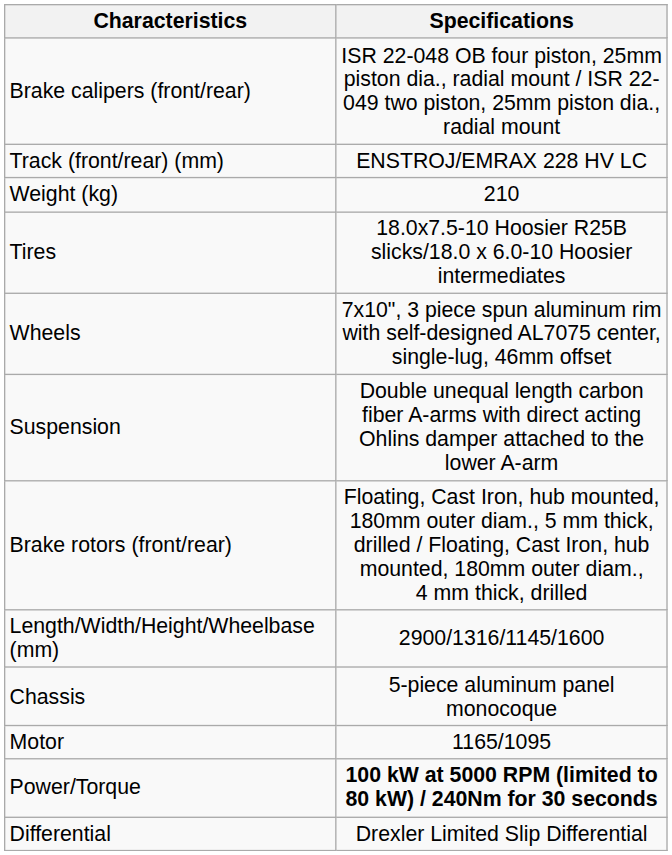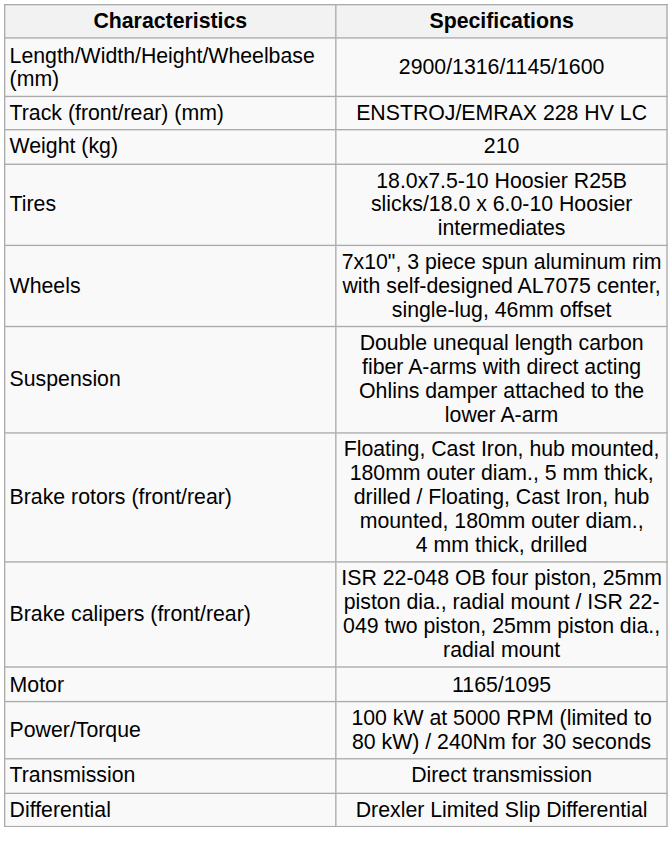rows swapped: (162, 638) <-> (130, 91)
- row: (47, 696)
(502, 787) bold -> (502, 729) normal
+ row: (72, 775)
